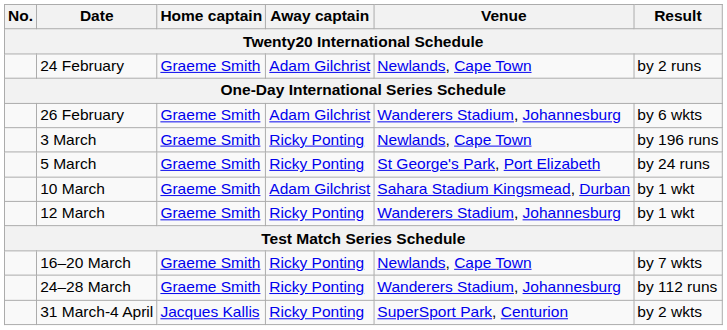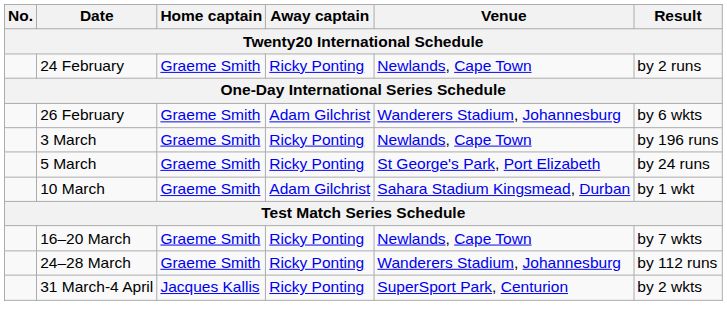(320, 66) Adam Gilchrist -> (317, 66) Ricky Ponting
- row: (73, 213)
